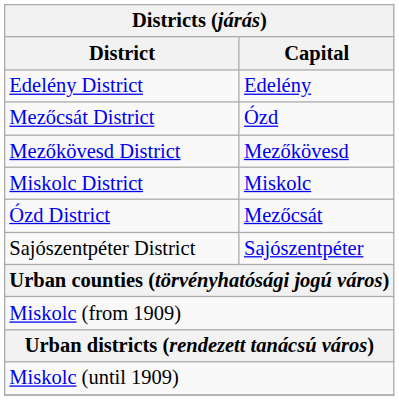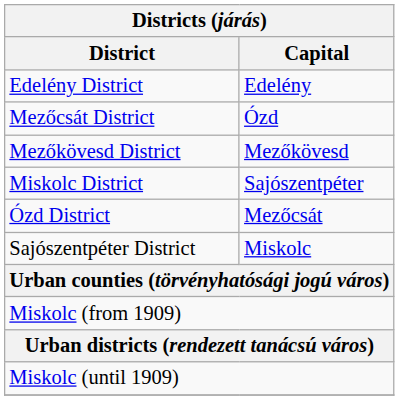(278, 183) Miskolc -> (304, 183) Sajószentpéter
(304, 248) Sajószentpéter -> (278, 248) Miskolc
